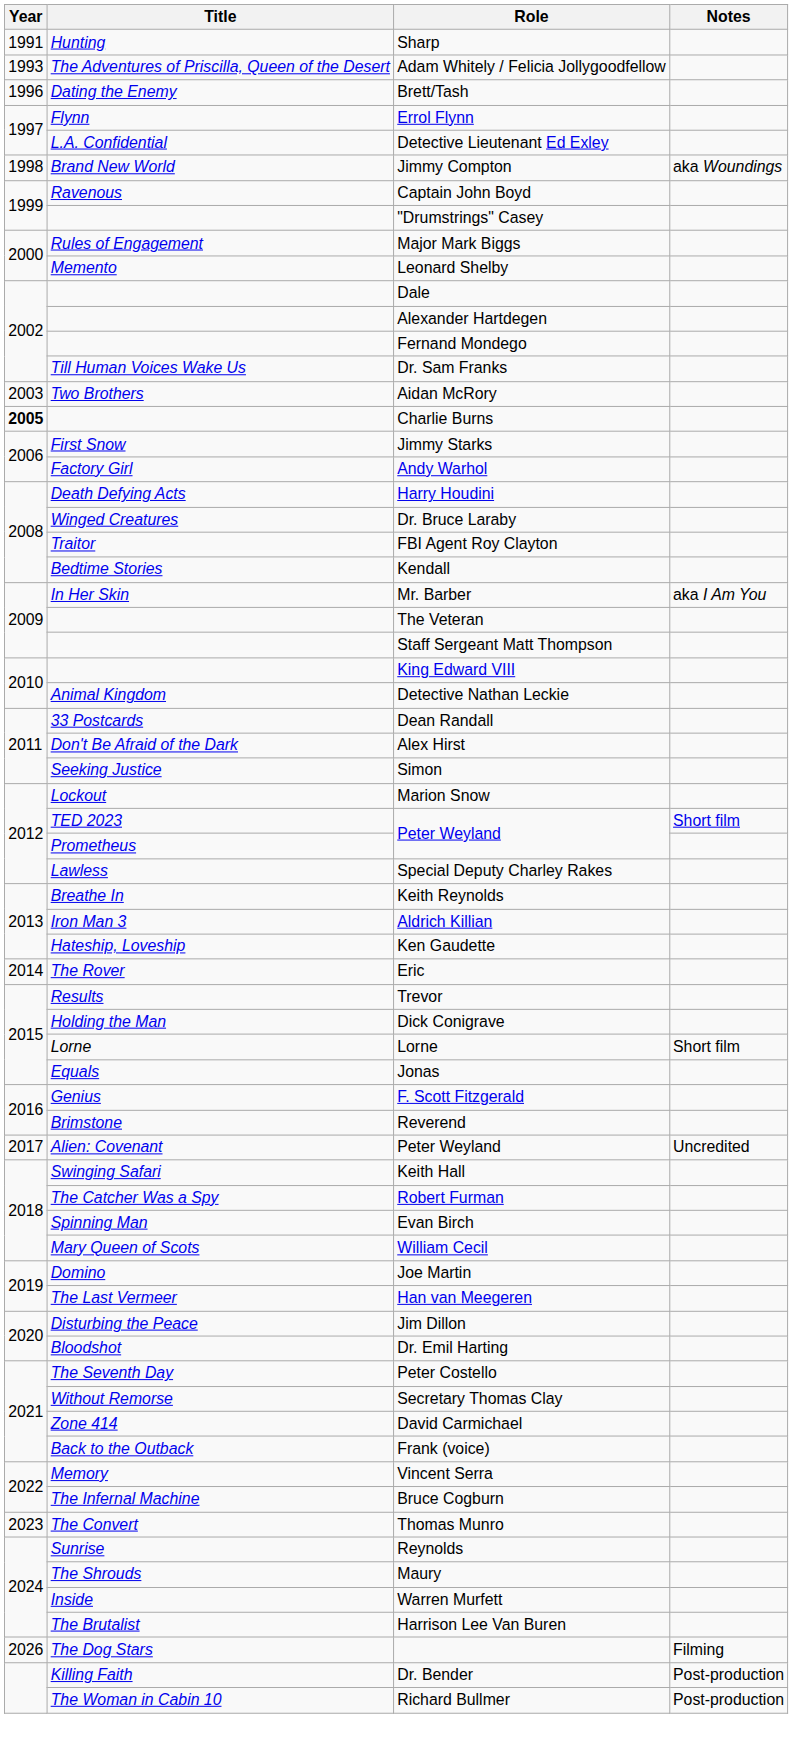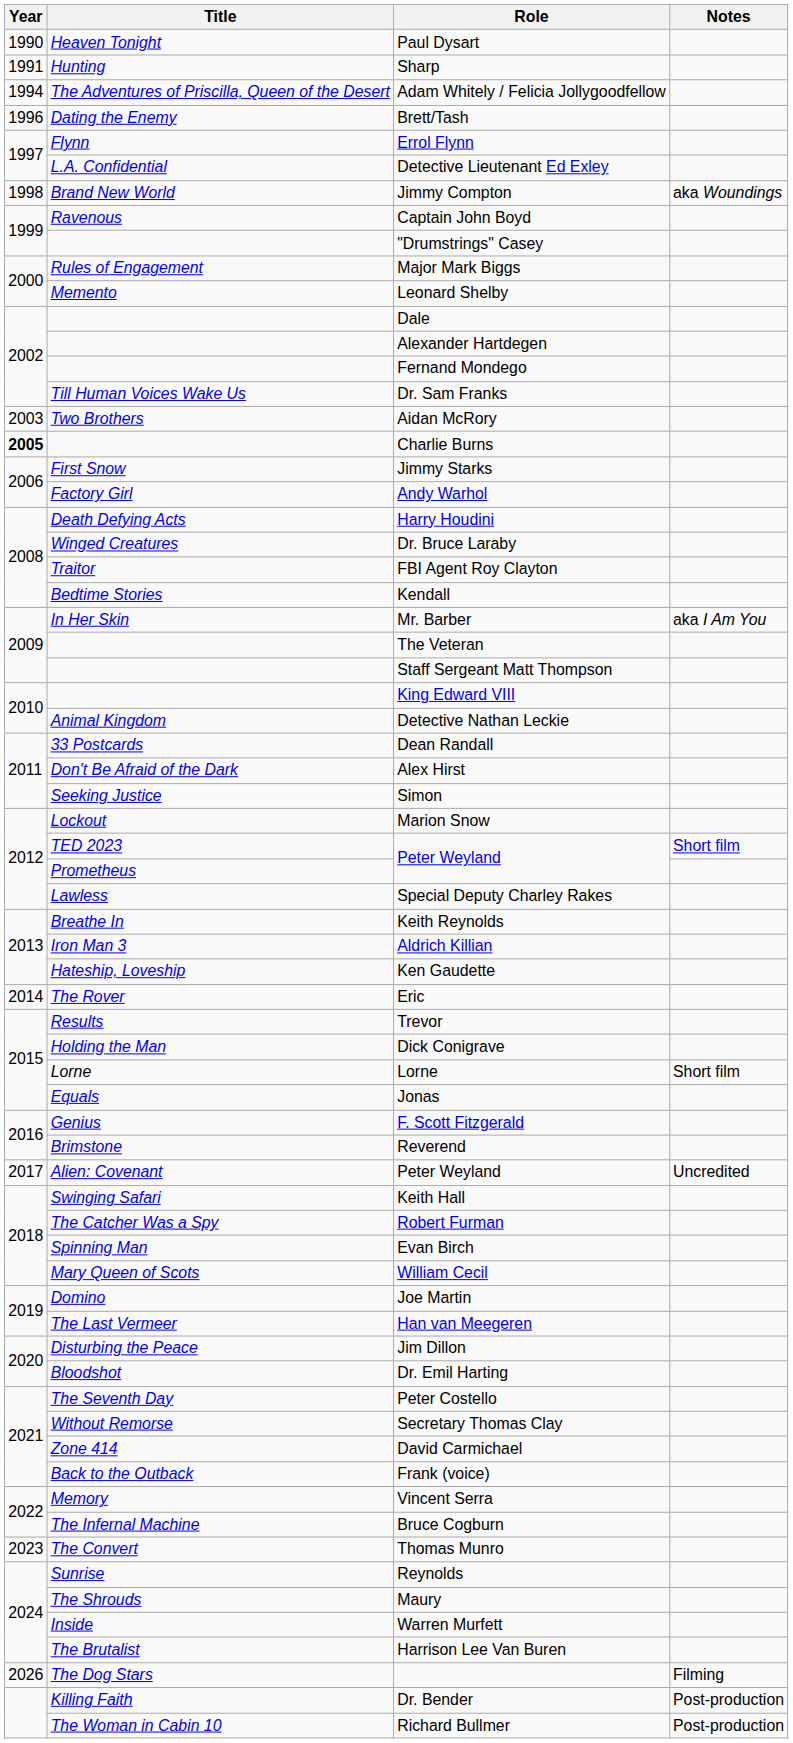+ row: (106, 42)
(26, 67) 1993 -> (26, 92) 1994
